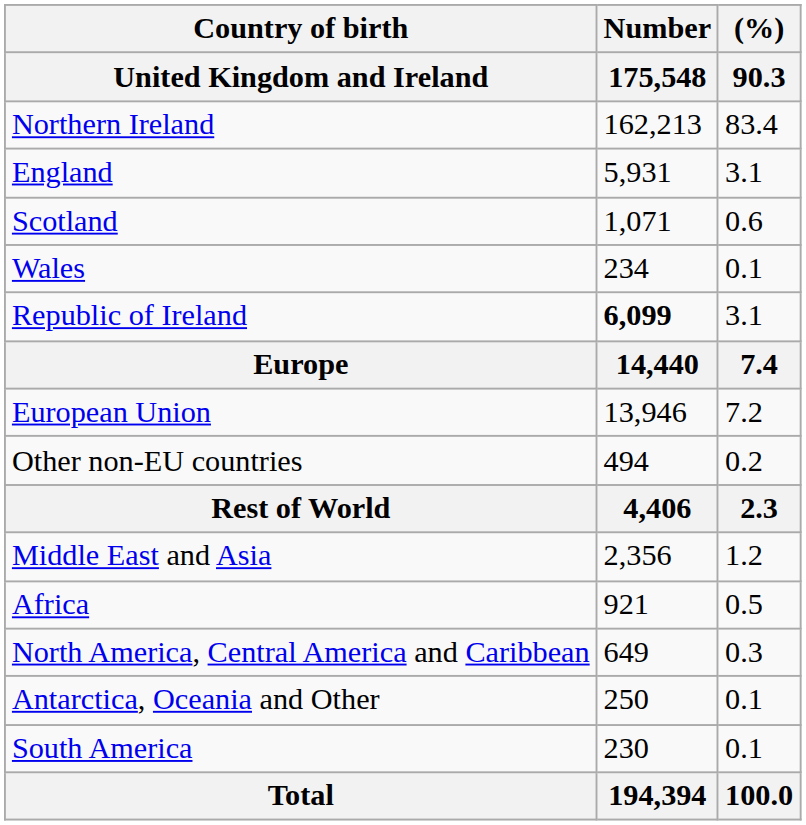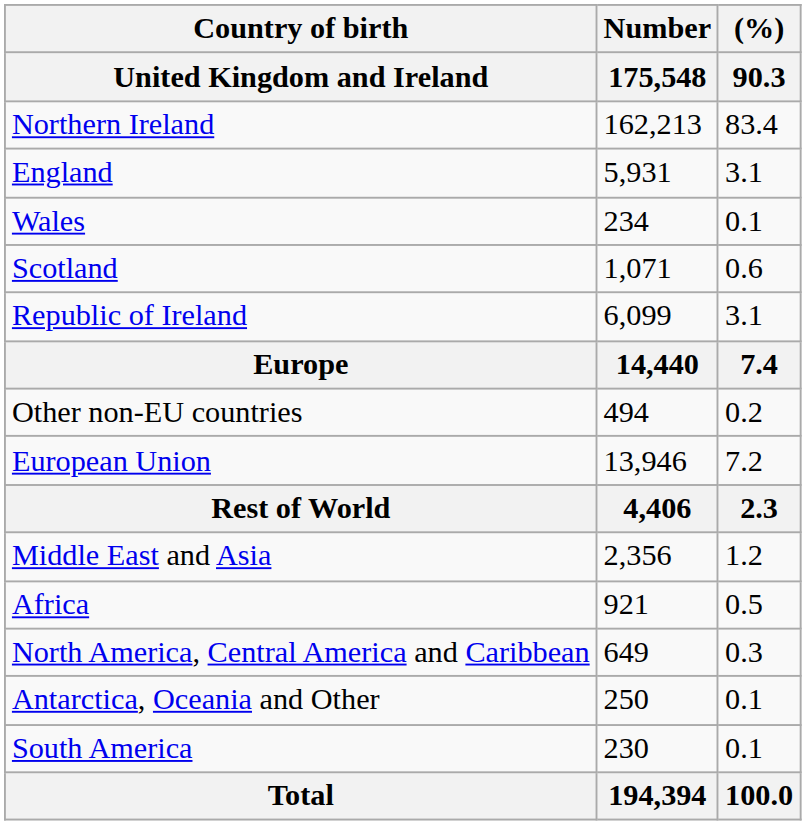rows swapped: (65, 220) <-> (48, 268)
(638, 316) bold -> (638, 316) normal
rows swapped: (111, 412) <-> (157, 460)
